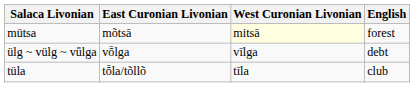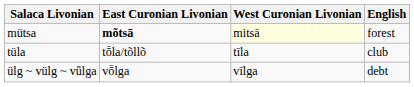(117, 33) normal -> (118, 33) bold
rows swapped: (16, 71) <-> (52, 52)
